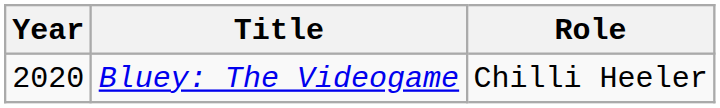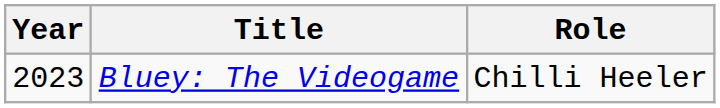(48, 79) 2020 -> (48, 79) 2023
